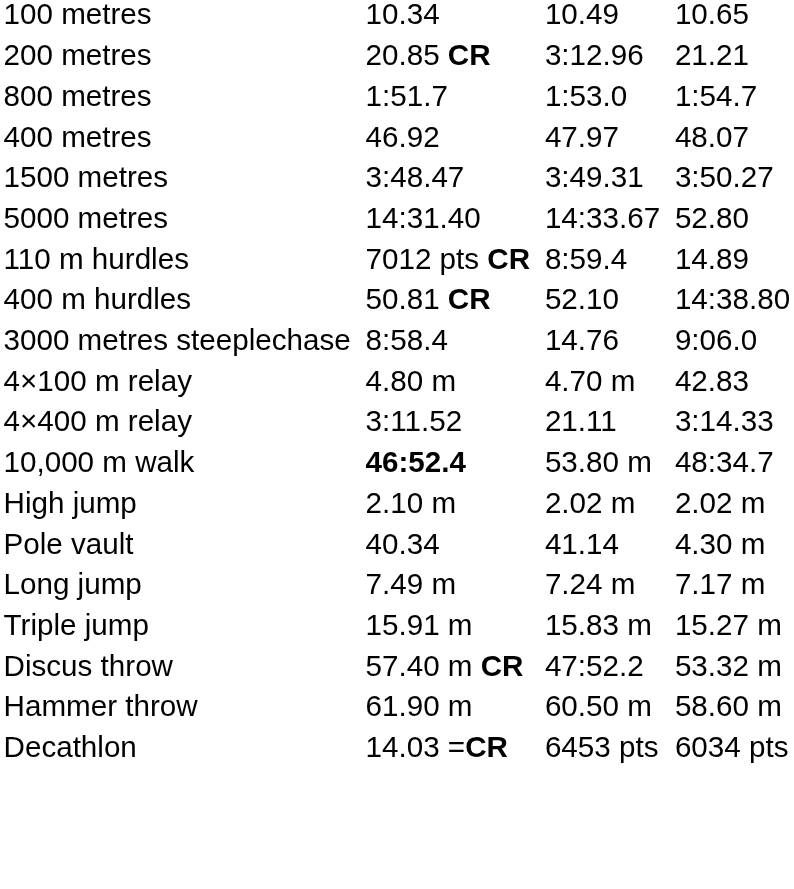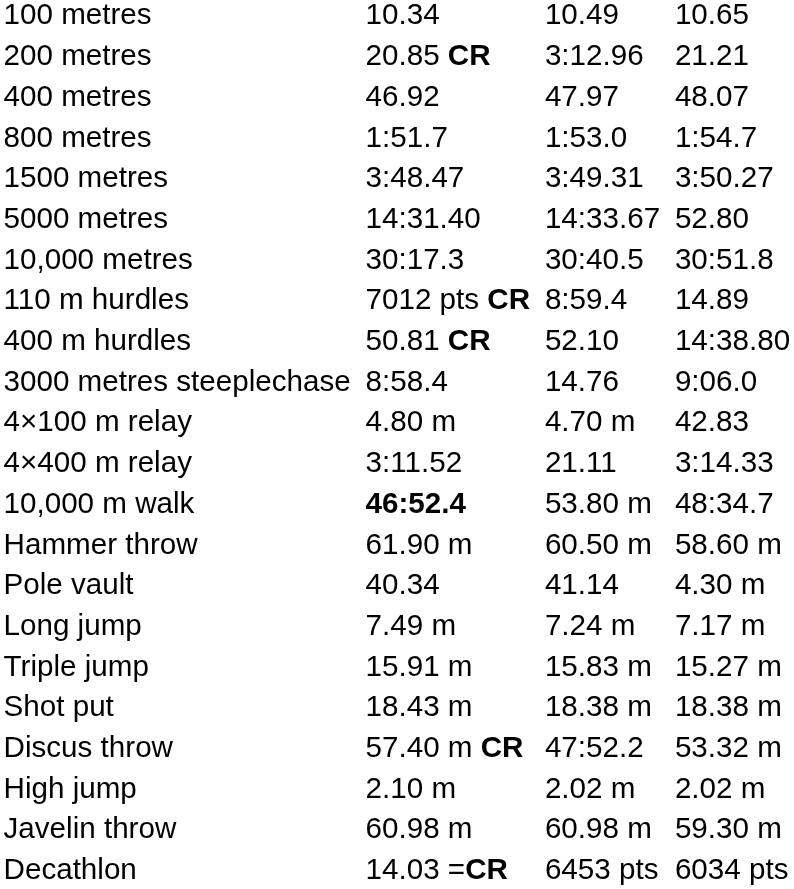rows swapped: (78, 136) <-> (78, 96)
+ row: (98, 258)
rows swapped: (70, 503) <-> (101, 706)
+ row: (59, 706)
+ row: (90, 828)
